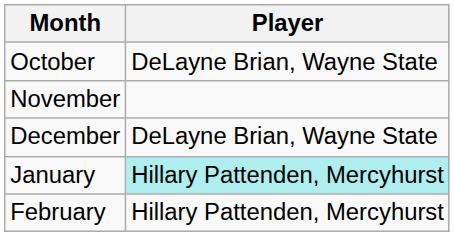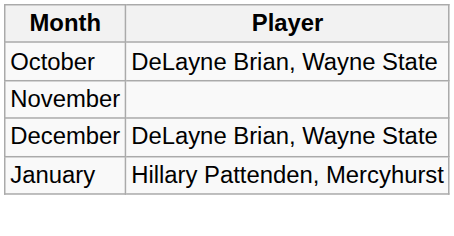(288, 174) paleturquoise background -> (288, 174) no background
- row: (58, 212)
